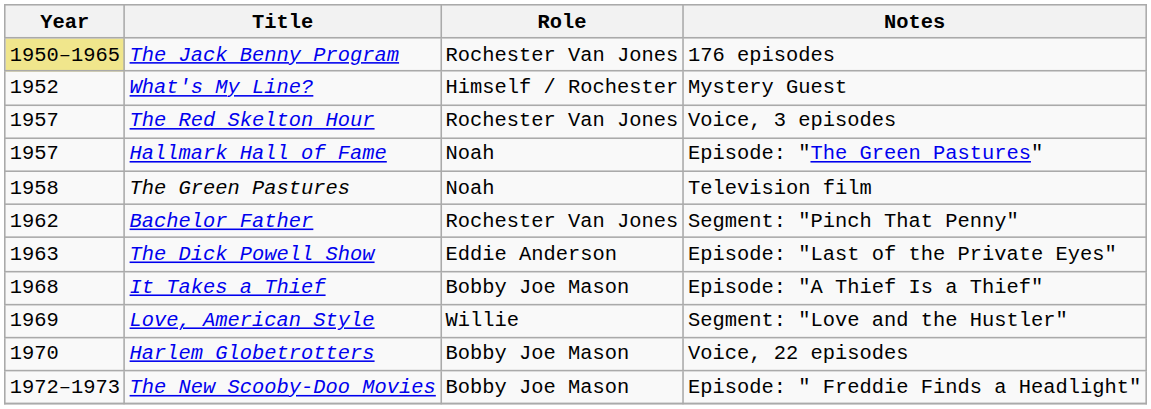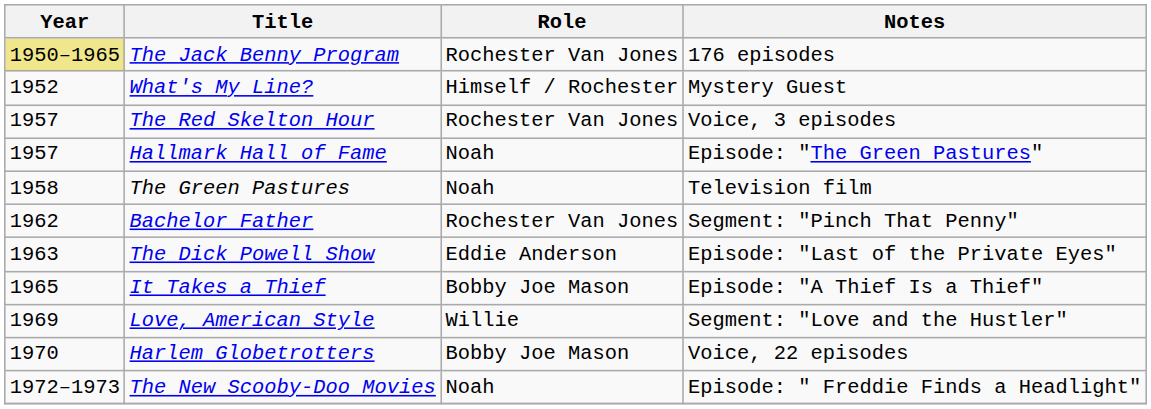(34, 288) 1968 -> (34, 288) 1965
(537, 387) Bobby Joe Mason -> (470, 387) Noah
